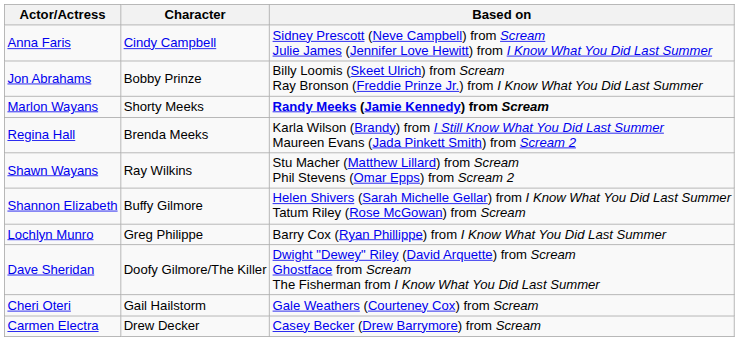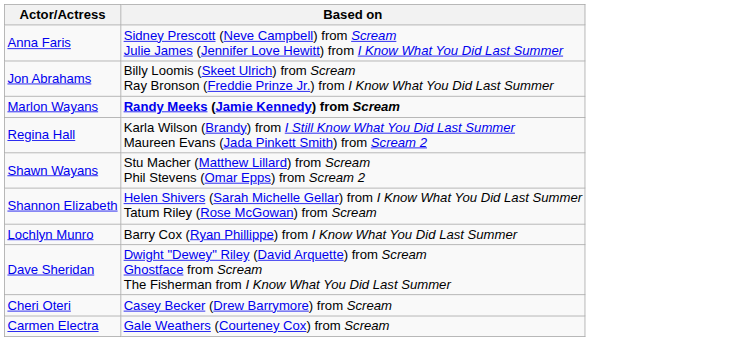- column: (195, 14)
(406, 305) Gale Weathers (Courteney Cox) from Scream -> (258, 305) Casey Becker (Drew Barrymore) from Scream
(407, 326) Casey Becker (Drew Barrymore) from Scream -> (257, 326) Gale Weathers (Courteney Cox) from Scream
